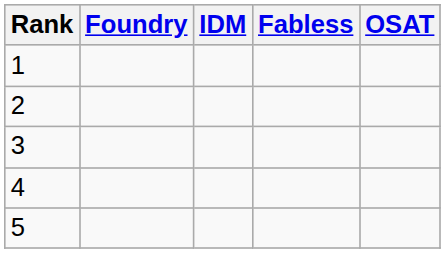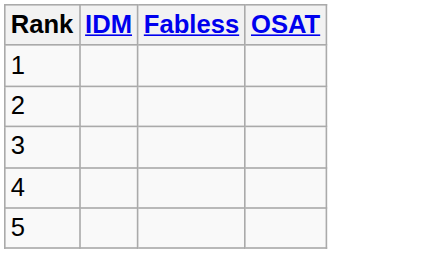- column: (136, 24)
